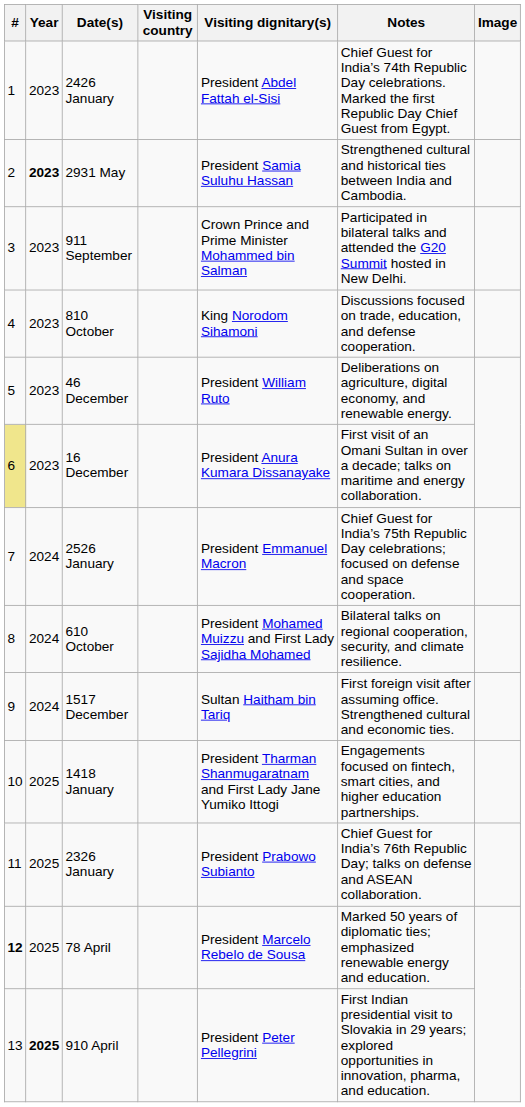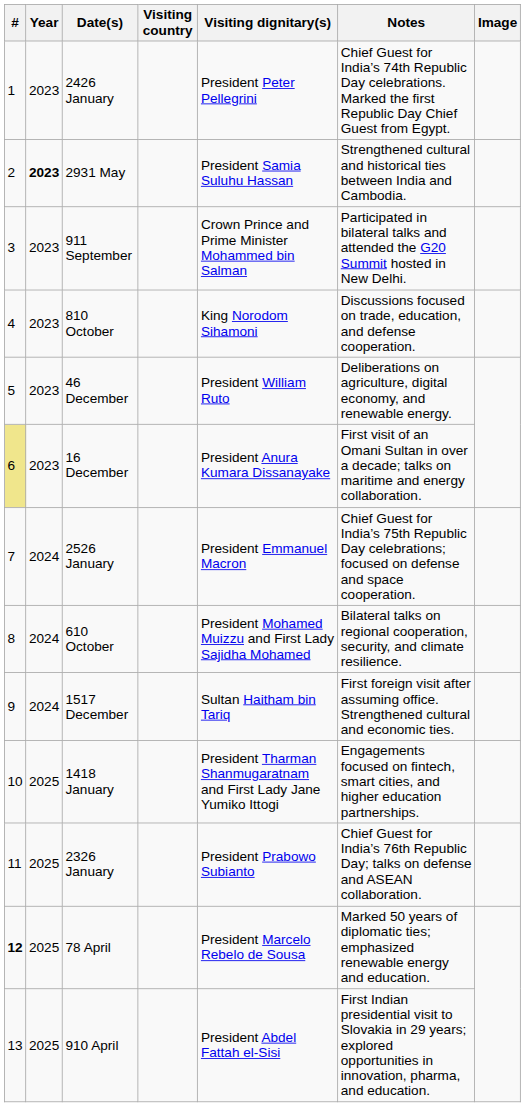(249, 90) President Abdel Fattah el-Sisi -> (248, 90) President Peter Pellegrini
(44, 1045) bold -> (44, 1045) normal
(248, 1045) President Peter Pellegrini -> (249, 1045) President Abdel Fattah el-Sisi
